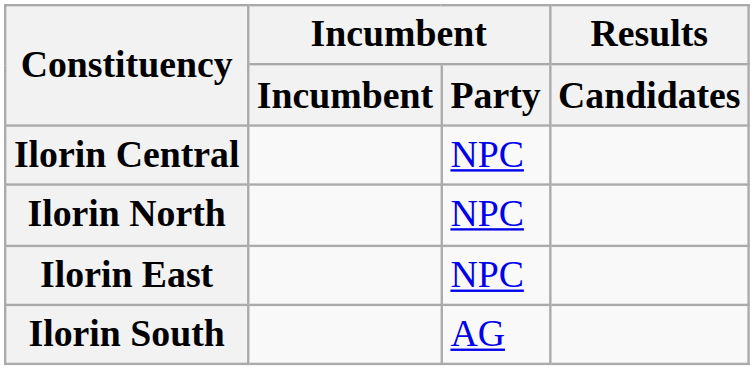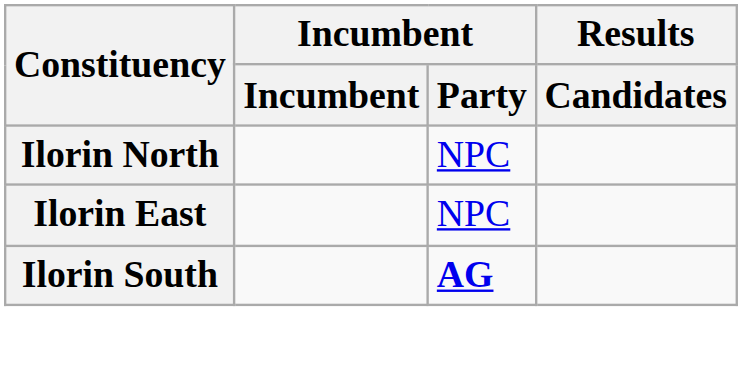- row: (127, 154)
(478, 333) normal -> (465, 273) bold
